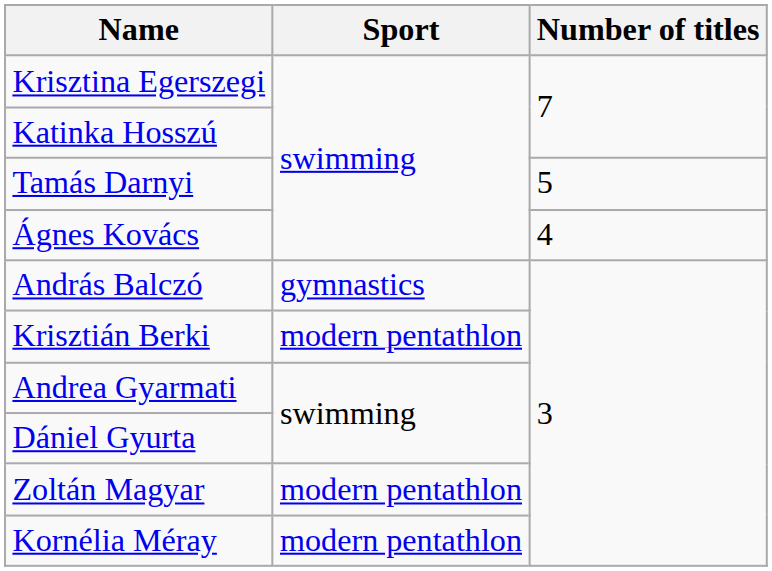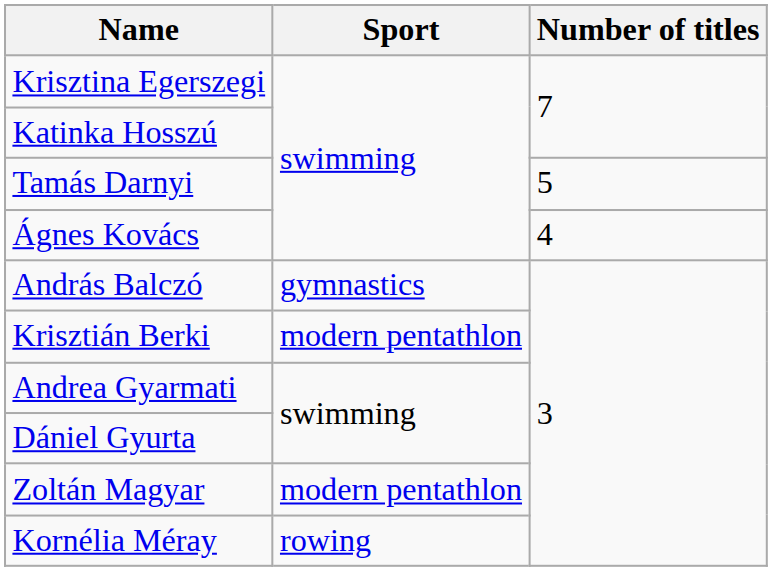(401, 540) modern pentathlon -> (326, 540) rowing
